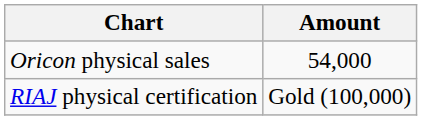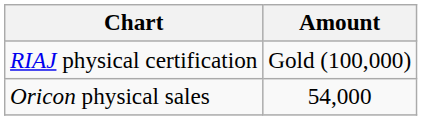rows swapped: (110, 59) <-> (134, 96)
